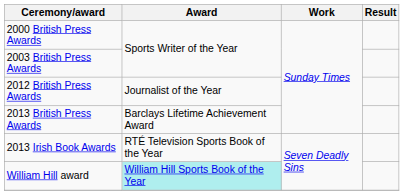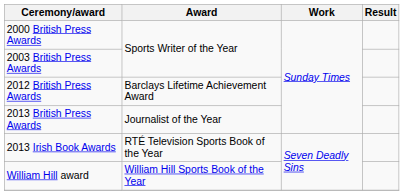(173, 91) Journalist of the Year -> (195, 91) Barclays Lifetime Achievement Award
(195, 119) Barclays Lifetime Achievement Award -> (173, 119) Journalist of the Year
(194, 176) paleturquoise background -> (194, 176) no background
